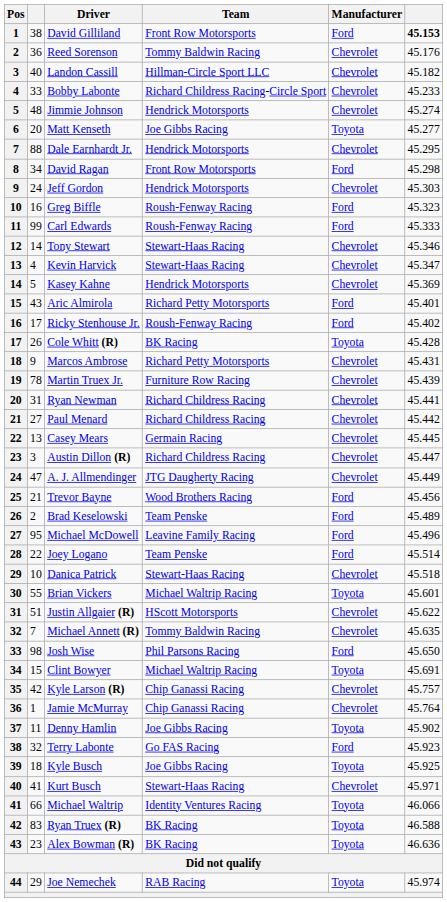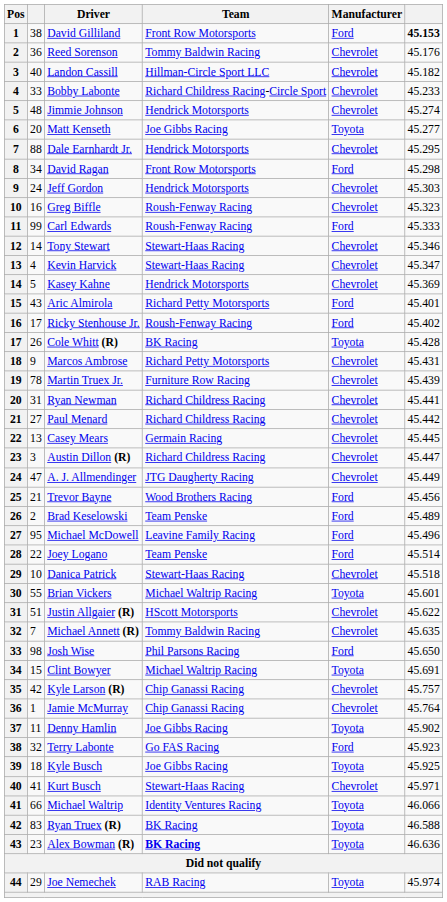(343, 207) Ford -> (355, 207) Chevrolet
(171, 844) normal -> (173, 844) bold
